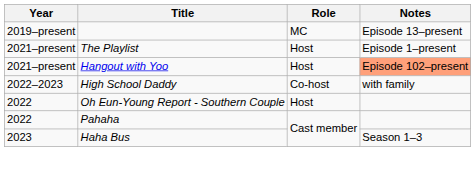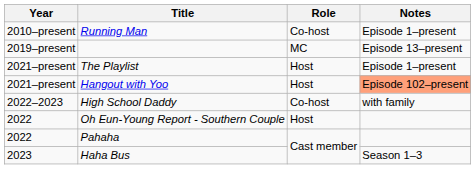+ row: (114, 31)
